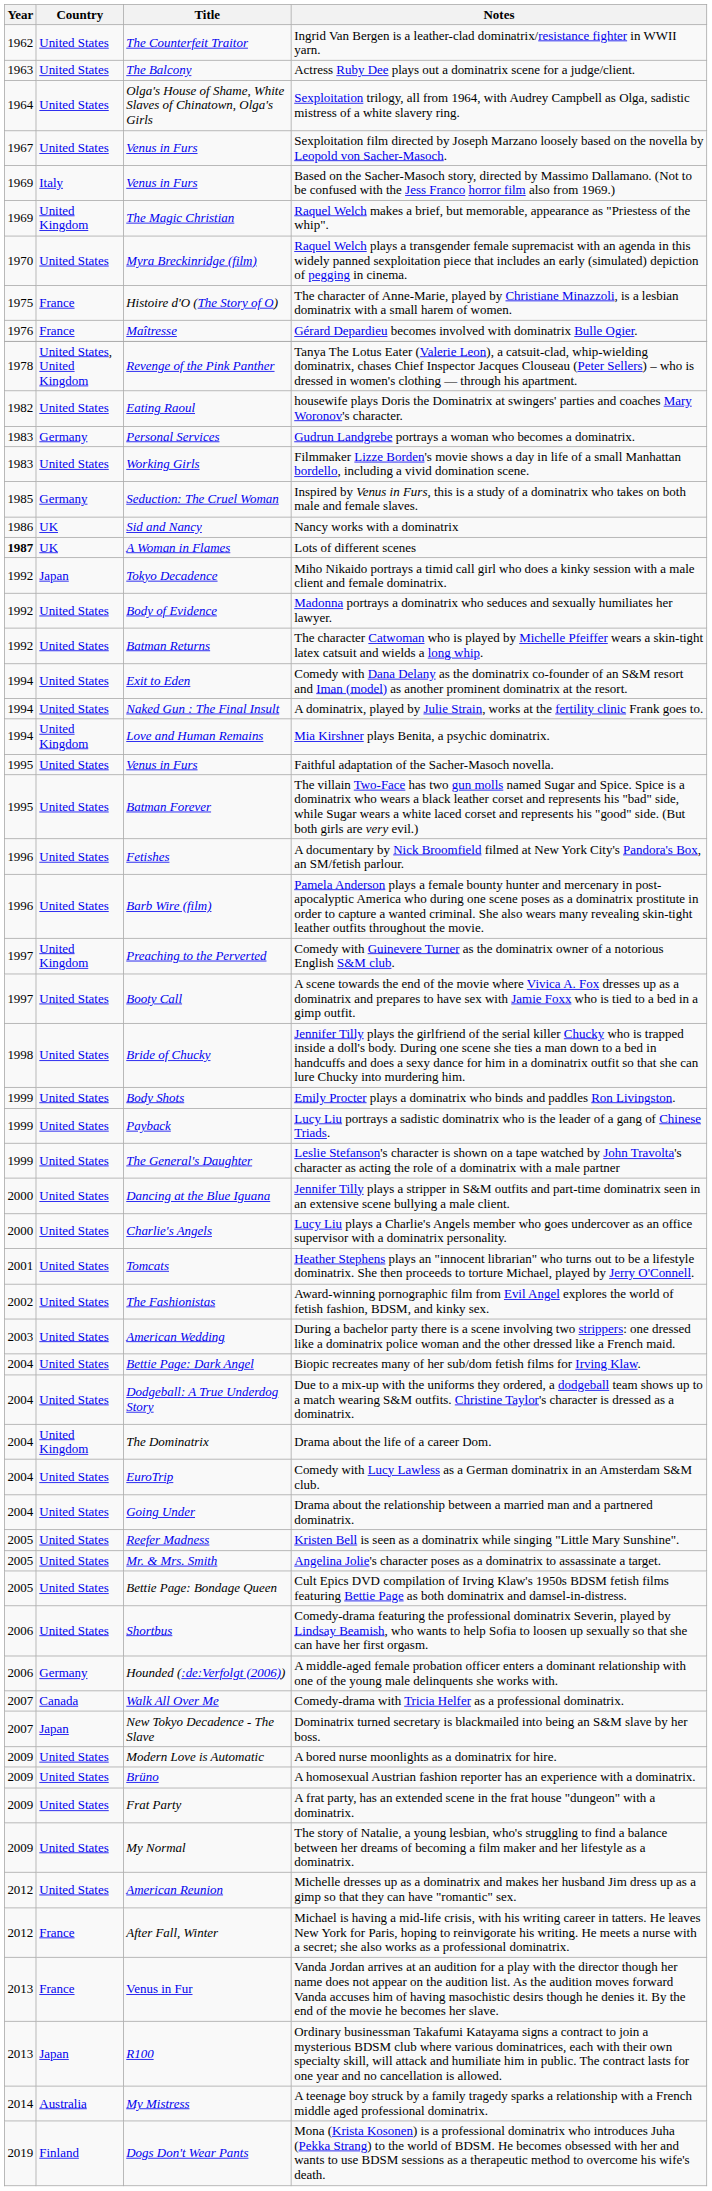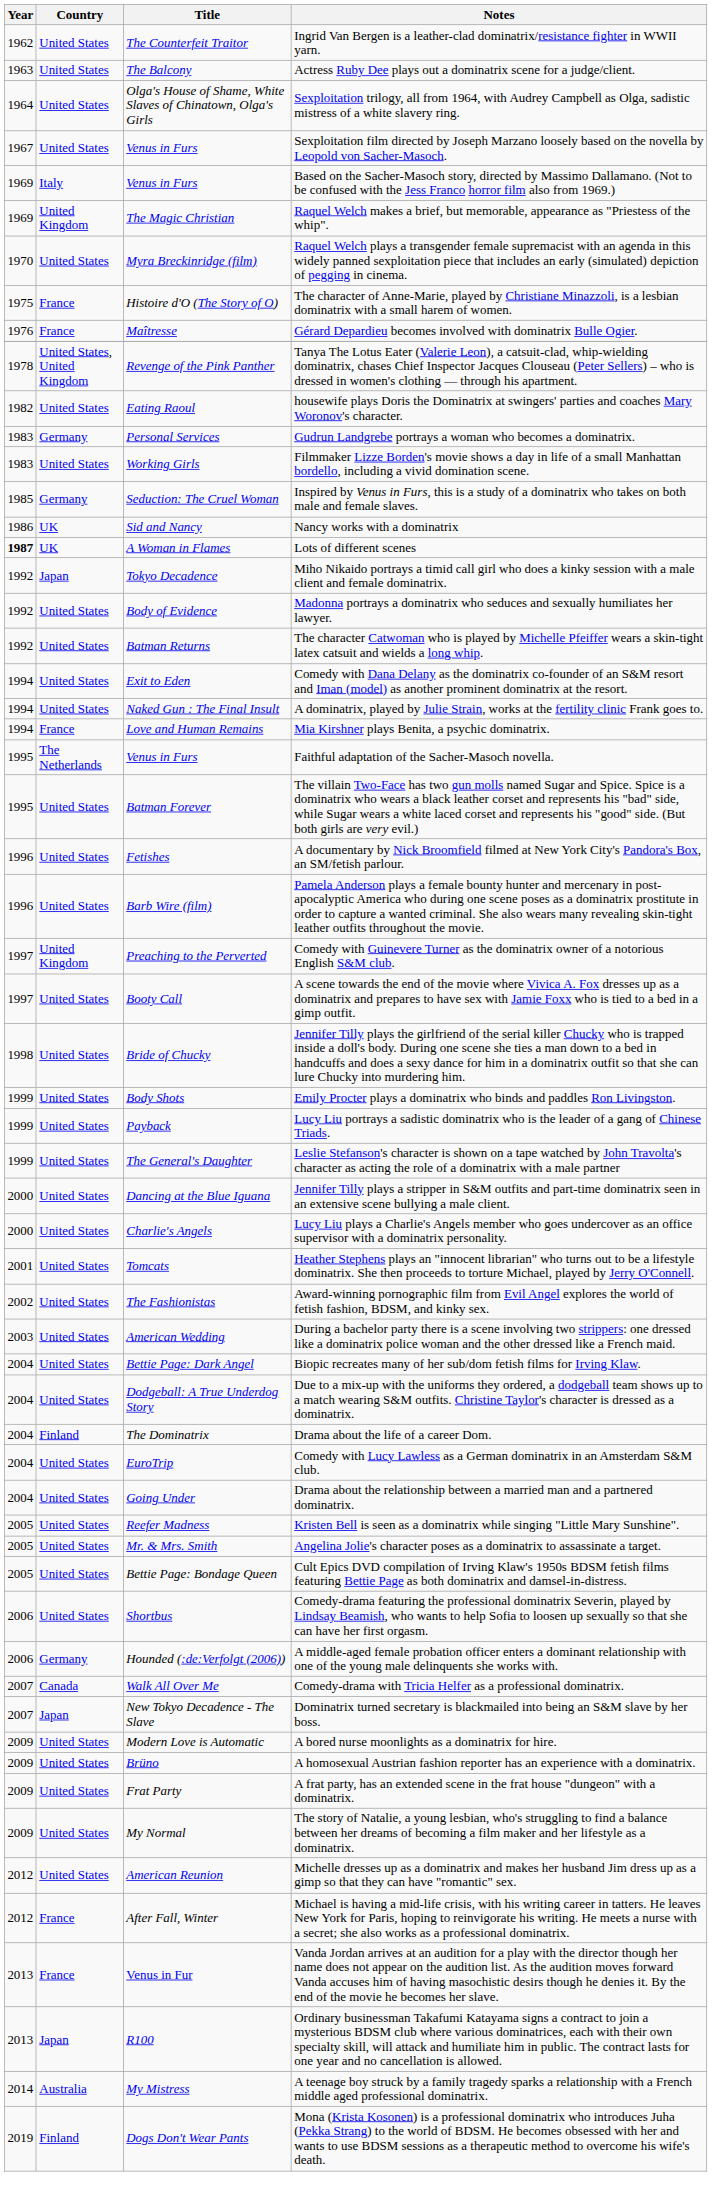(64, 736) United Kingdom -> (57, 729) France
(74, 764) United States -> (71, 757) The Netherlands
(64, 1441) United Kingdom -> (59, 1434) Finland
